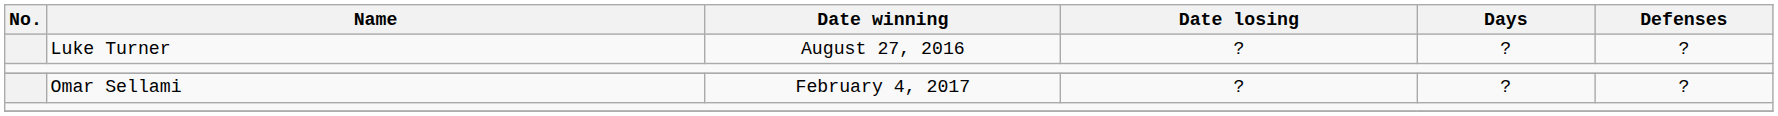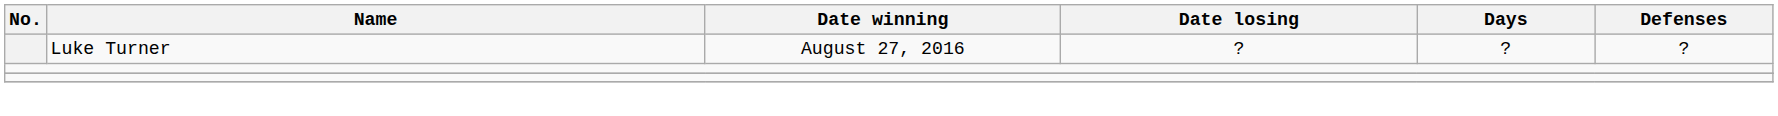- row: (116, 88)
